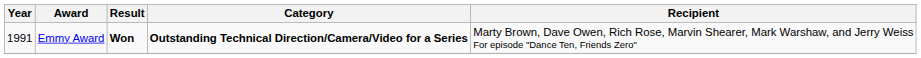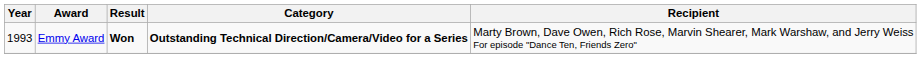(20, 38) 1991 -> (20, 38) 1993
